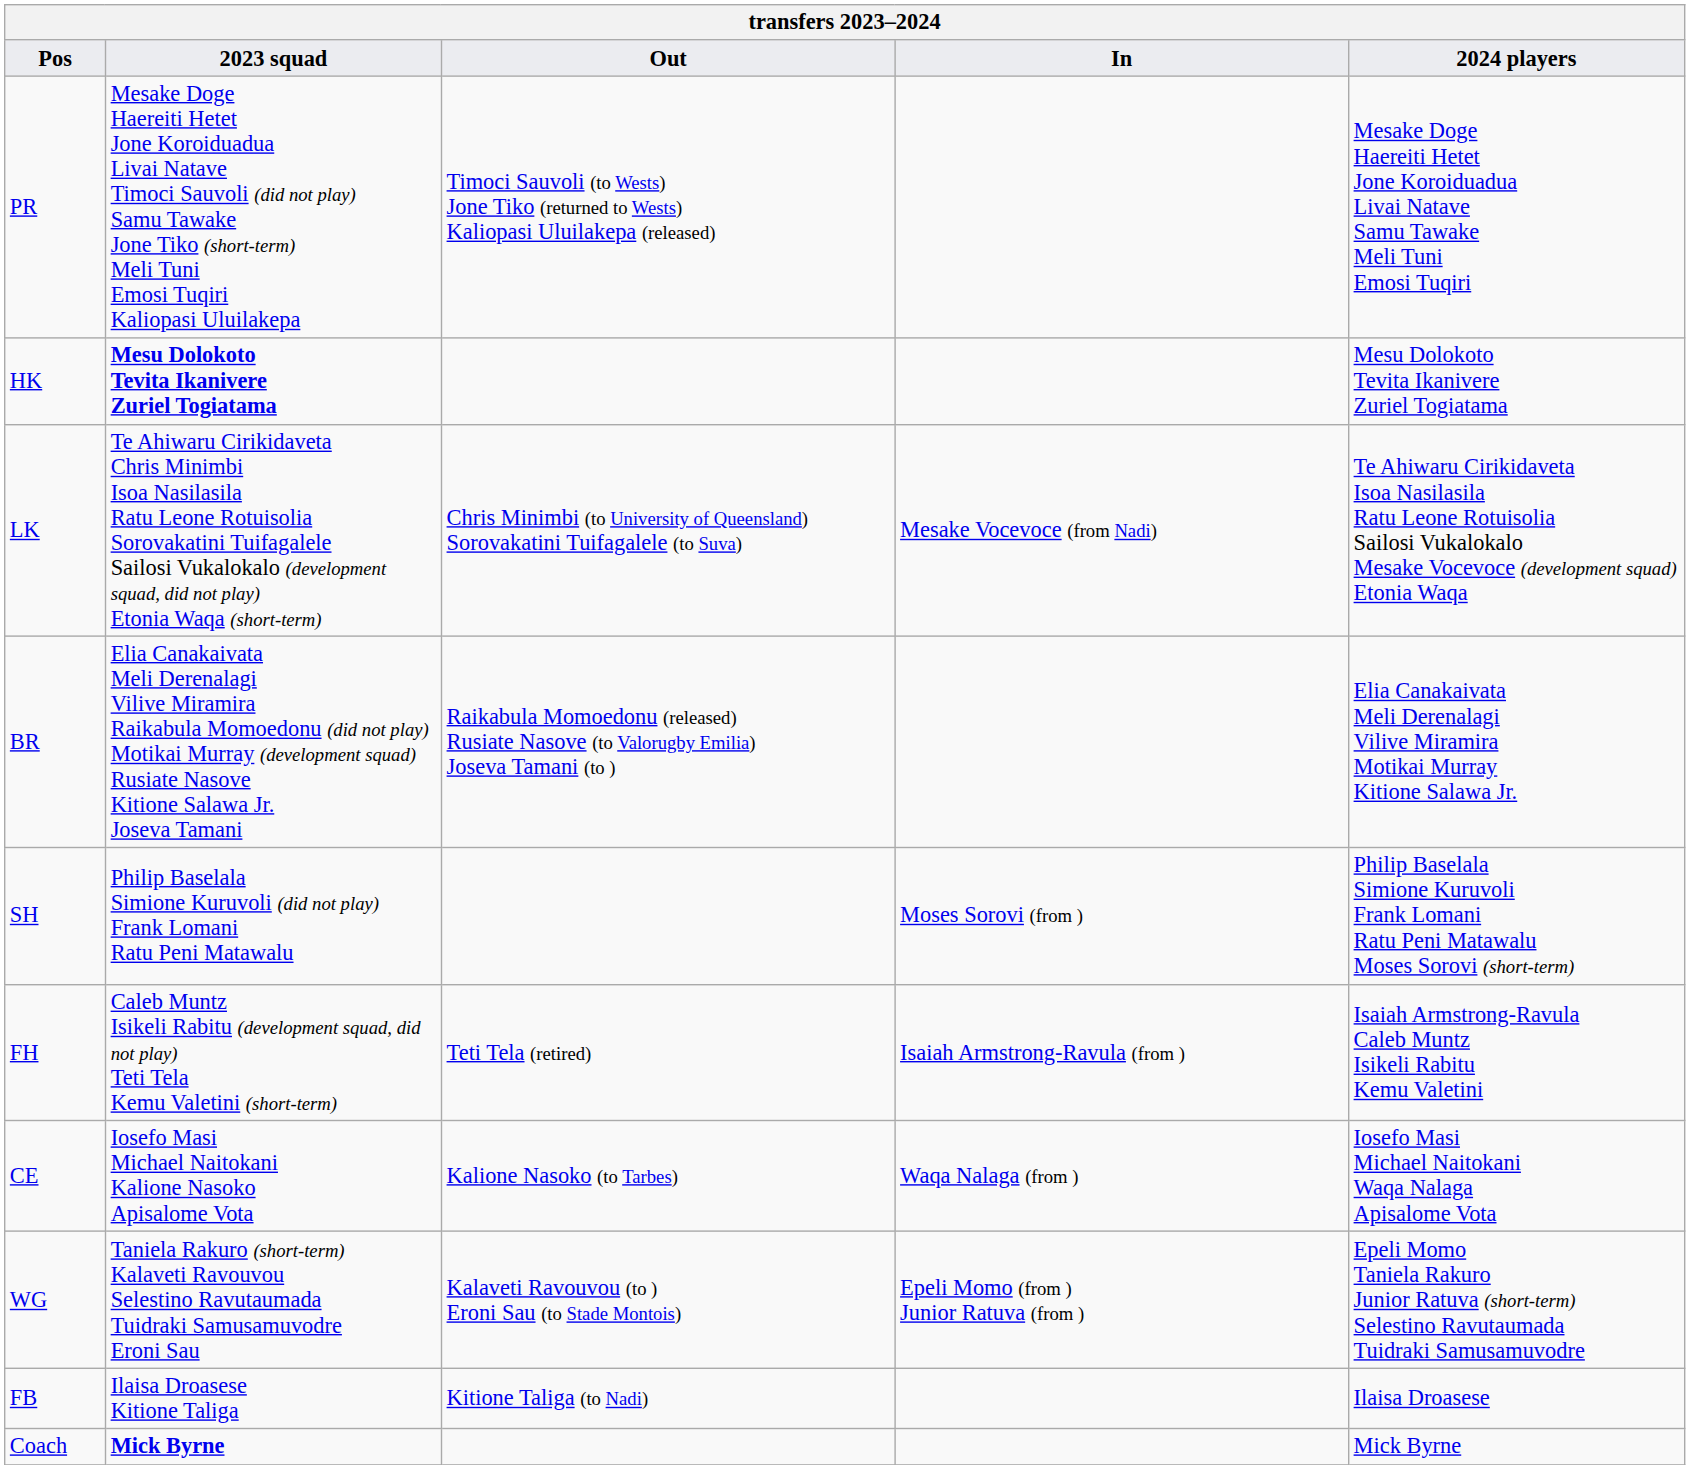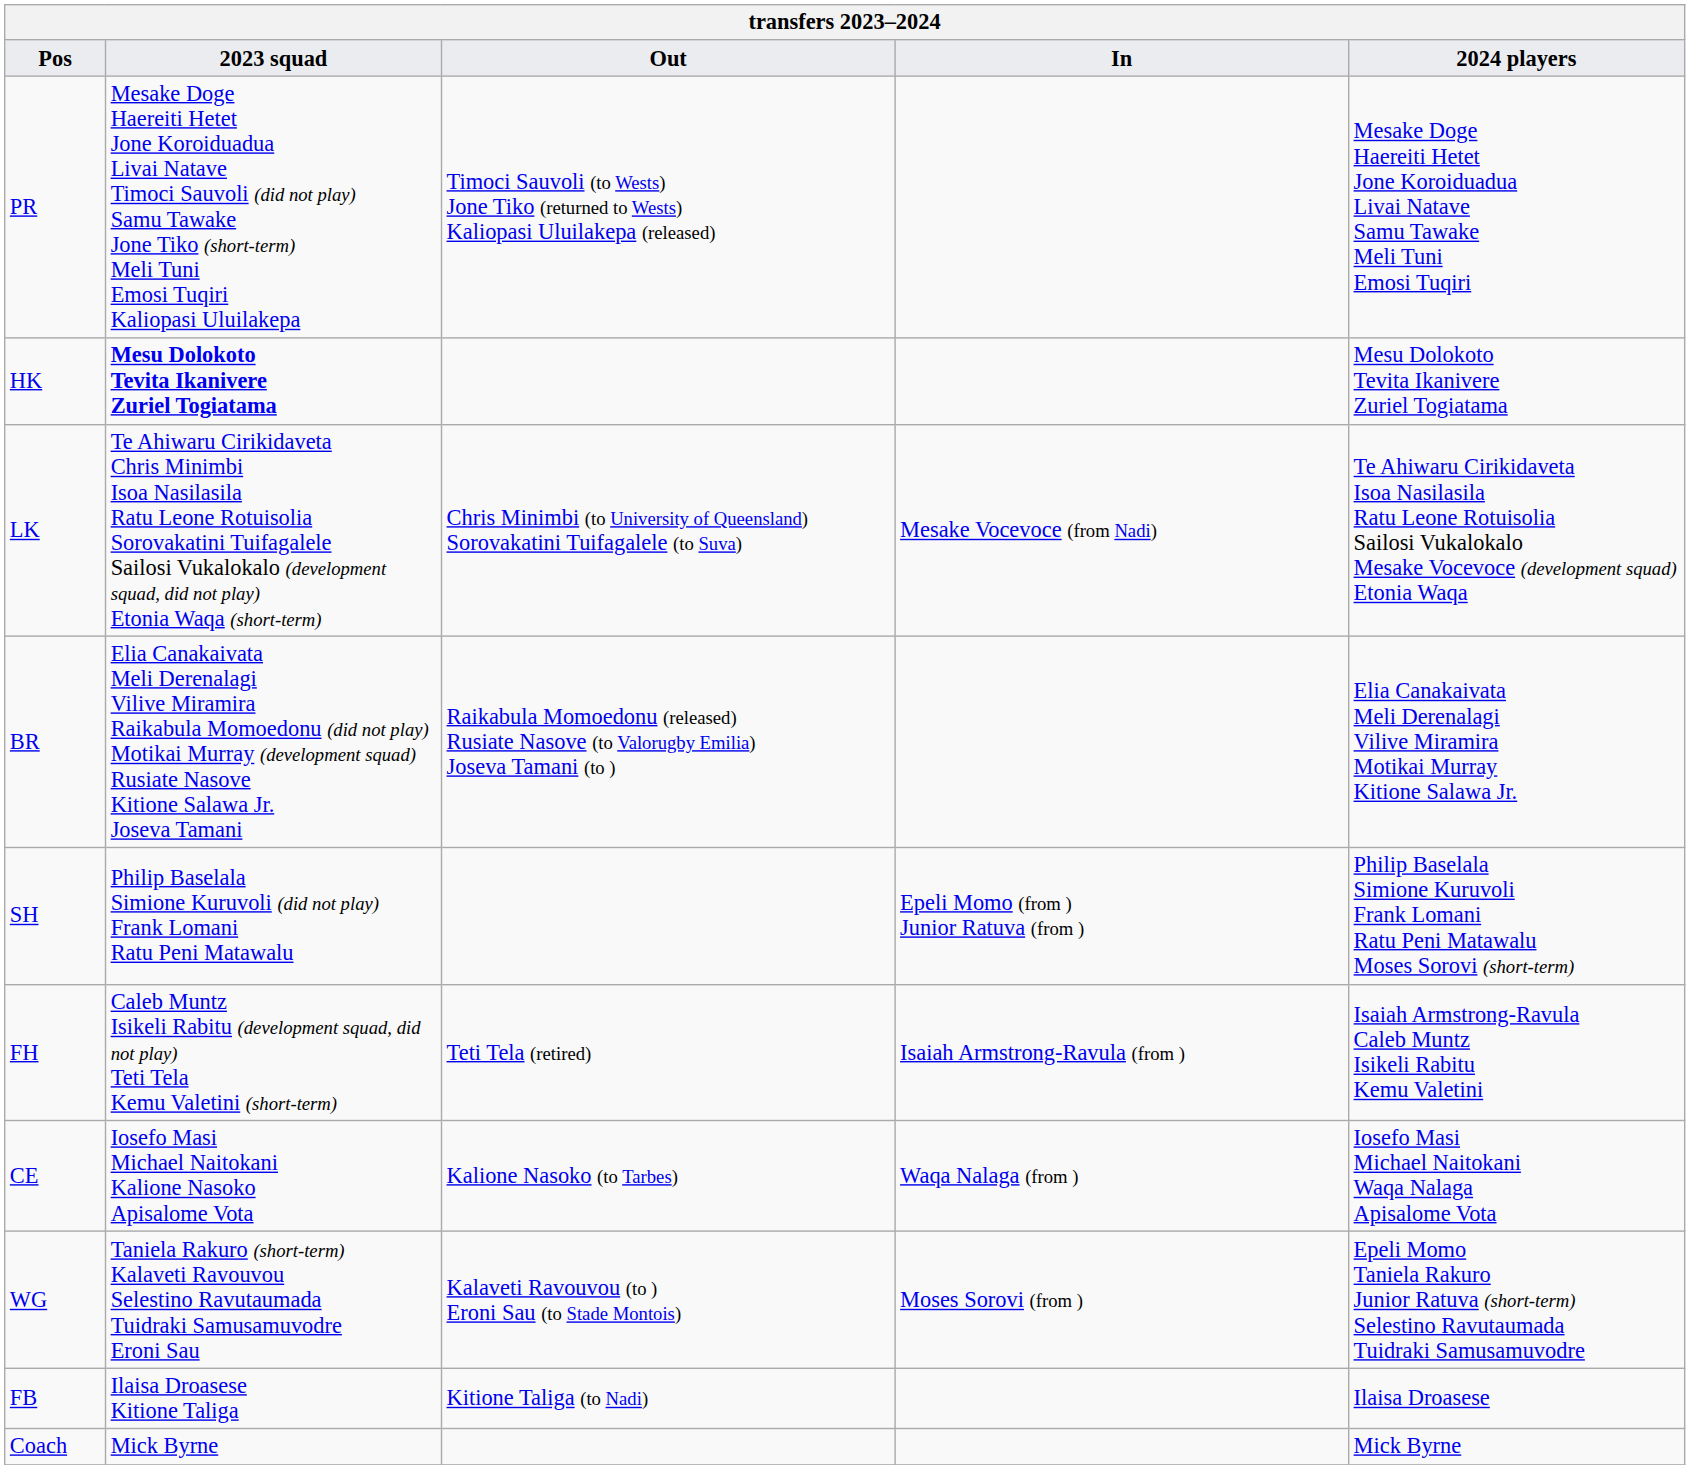(991, 915) Moses Sorovi (from ) -> (992, 915) Epeli Momo (from ) Junior Ratuva (from )
(992, 1299) Epeli Momo (from ) Junior Ratuva (from ) -> (991, 1299) Moses Sorovi (from )
(168, 1446) bold -> (164, 1446) normal
